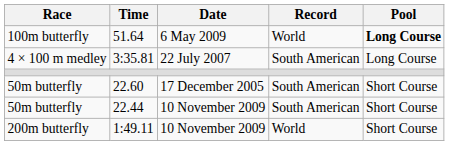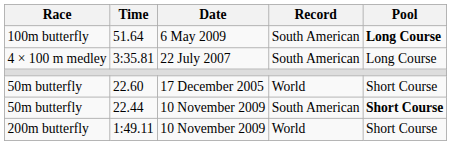(288, 36) World -> (316, 36) South American
(316, 86) South American -> (288, 86) World
(402, 107) normal -> (405, 107) bold
